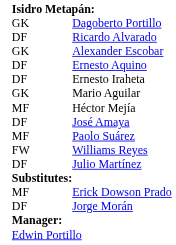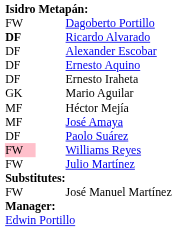(20, 23) GK -> (14, 23) FW
(19, 37) normal -> (13, 37) bold
(20, 51) GK -> (13, 51) DF
(19, 122) DF -> (14, 122) MF
(20, 136) MF -> (13, 136) DF
(21, 150) no background -> (14, 150) pink background
(19, 164) DF -> (14, 164) FW
+ row: (119, 192)
- row: (122, 192)
- row: (102, 206)
